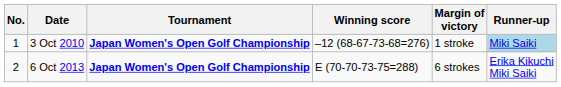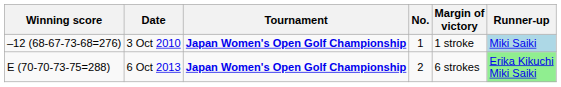columns swapped: (16, 20) <-> (372, 20)
(522, 67) no background -> (522, 67) lightgreen background
